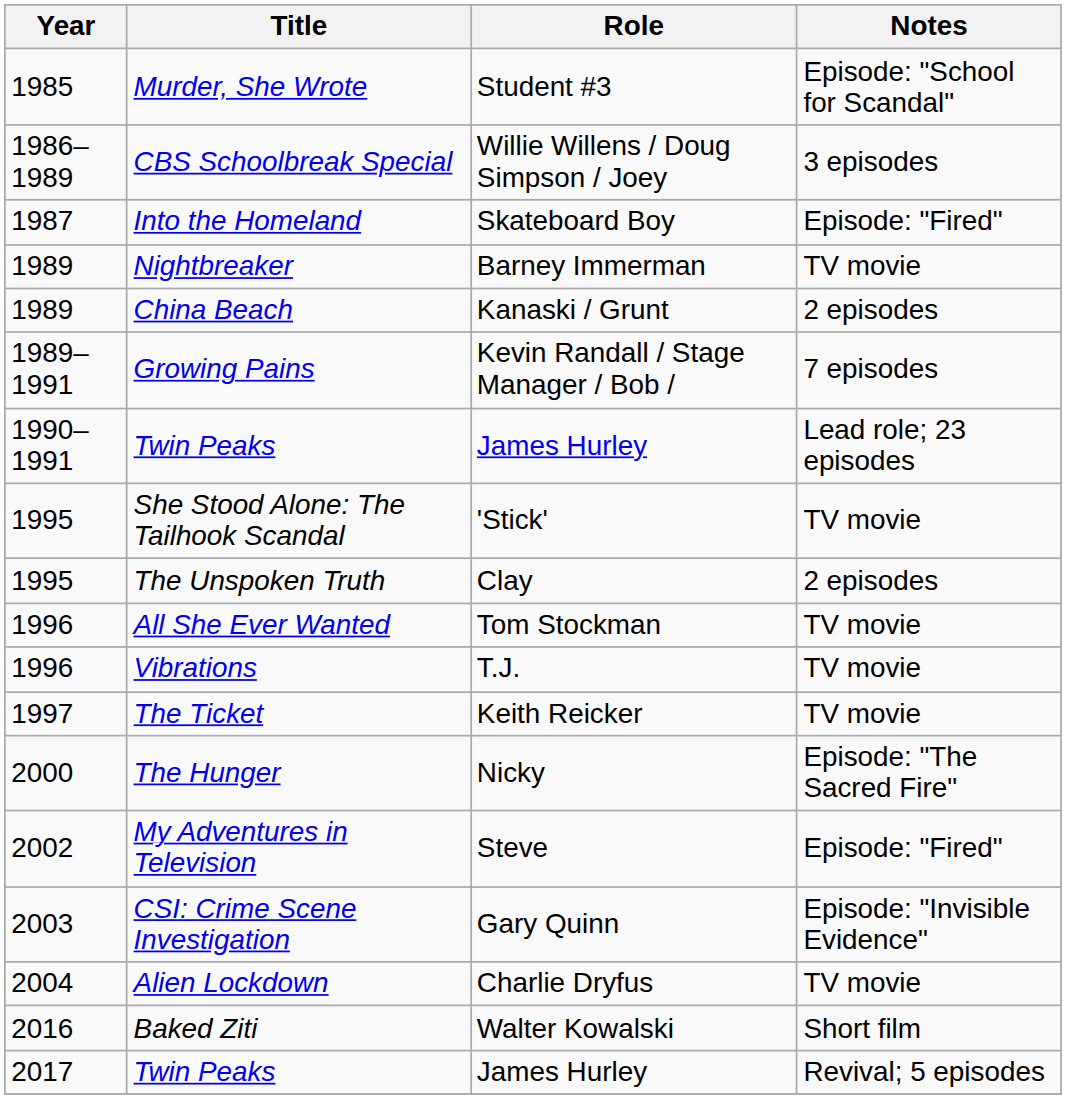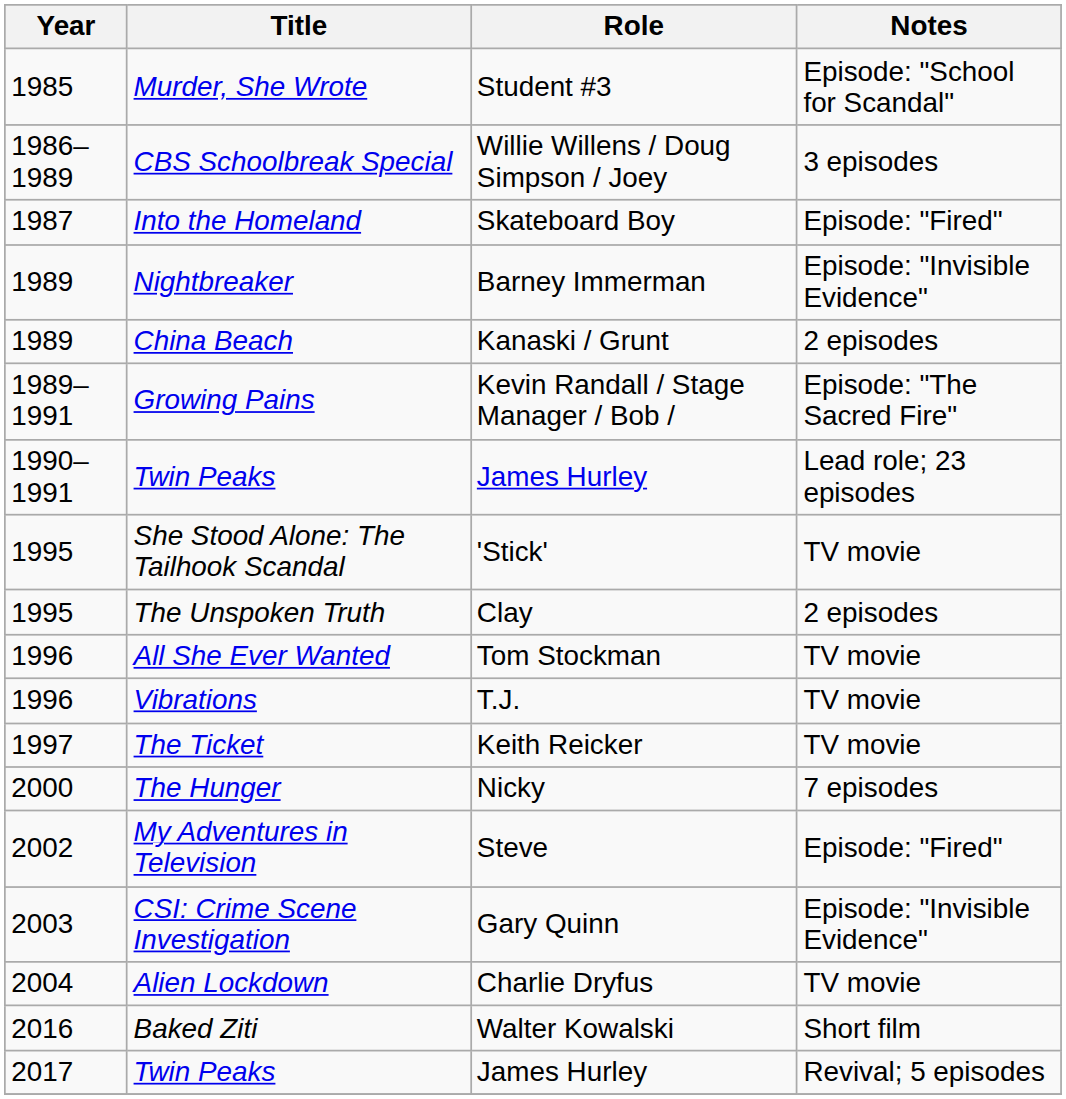(862, 265) TV movie -> (917, 281) Episode: "Invisible Evidence"
(871, 369) 7 episodes -> (890, 401) Episode: "The Sacred Fire"
(890, 772) Episode: "The Sacred Fire" -> (871, 788) 7 episodes
